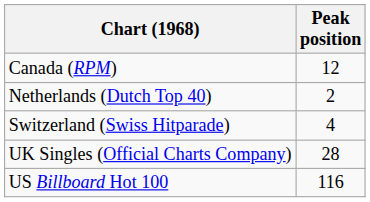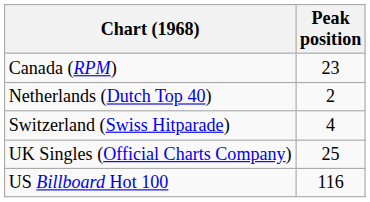(331, 67) 12 -> (331, 67) 23
(331, 153) 28 -> (331, 153) 25
